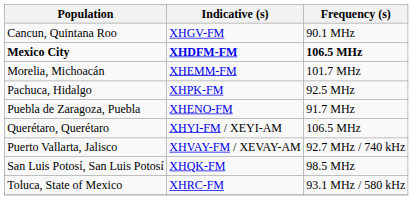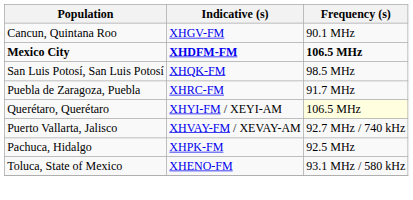- row: (56, 71)
rows swapped: (49, 90) <-> (85, 166)
(201, 109) XHENO-FM -> (197, 90) XHRC-FM
(334, 128) no background -> (334, 109) lightyellow background
(197, 185) XHRC-FM -> (201, 166) XHENO-FM
